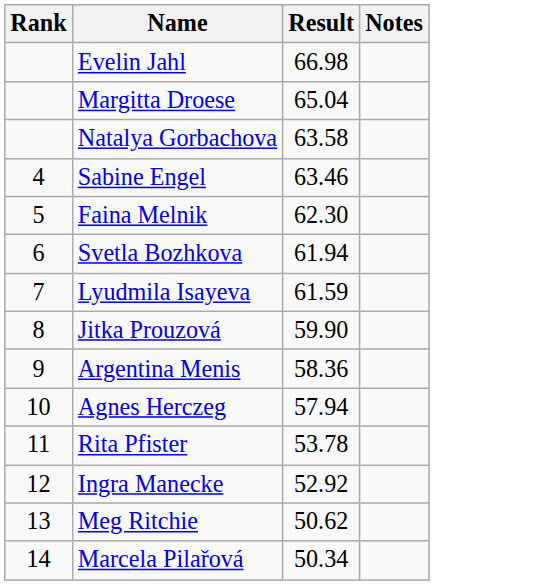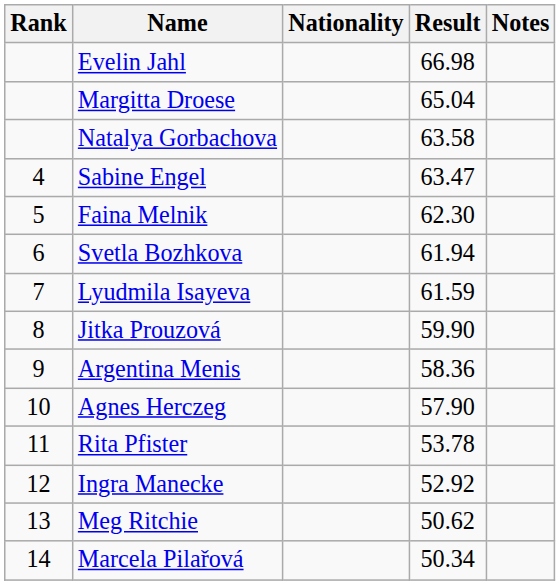+ column: (346, 23)
(321, 176) 63.46 -> (448, 176) 63.47
(321, 406) 57.94 -> (448, 406) 57.90
